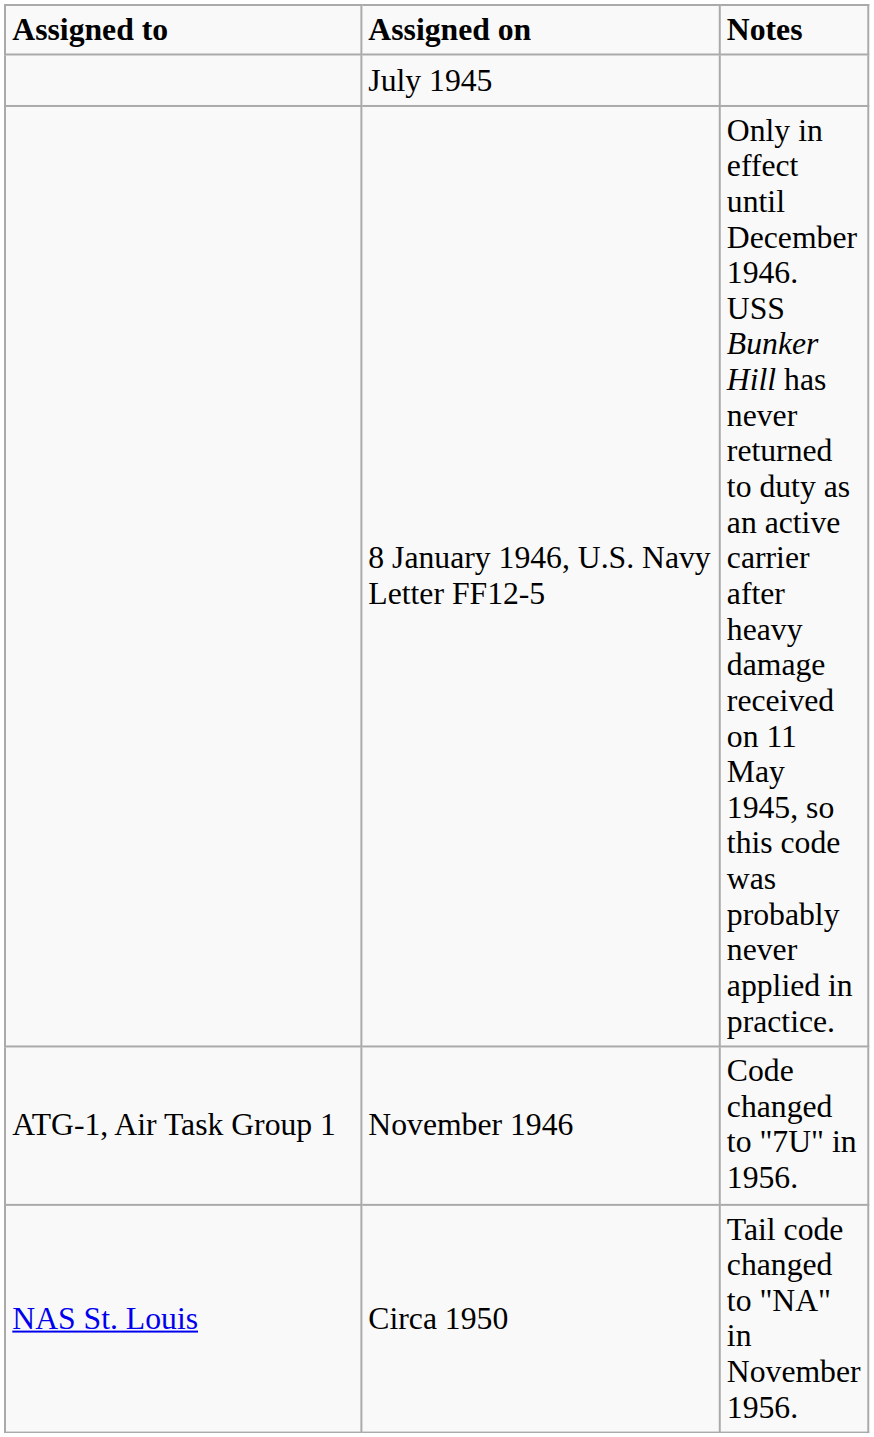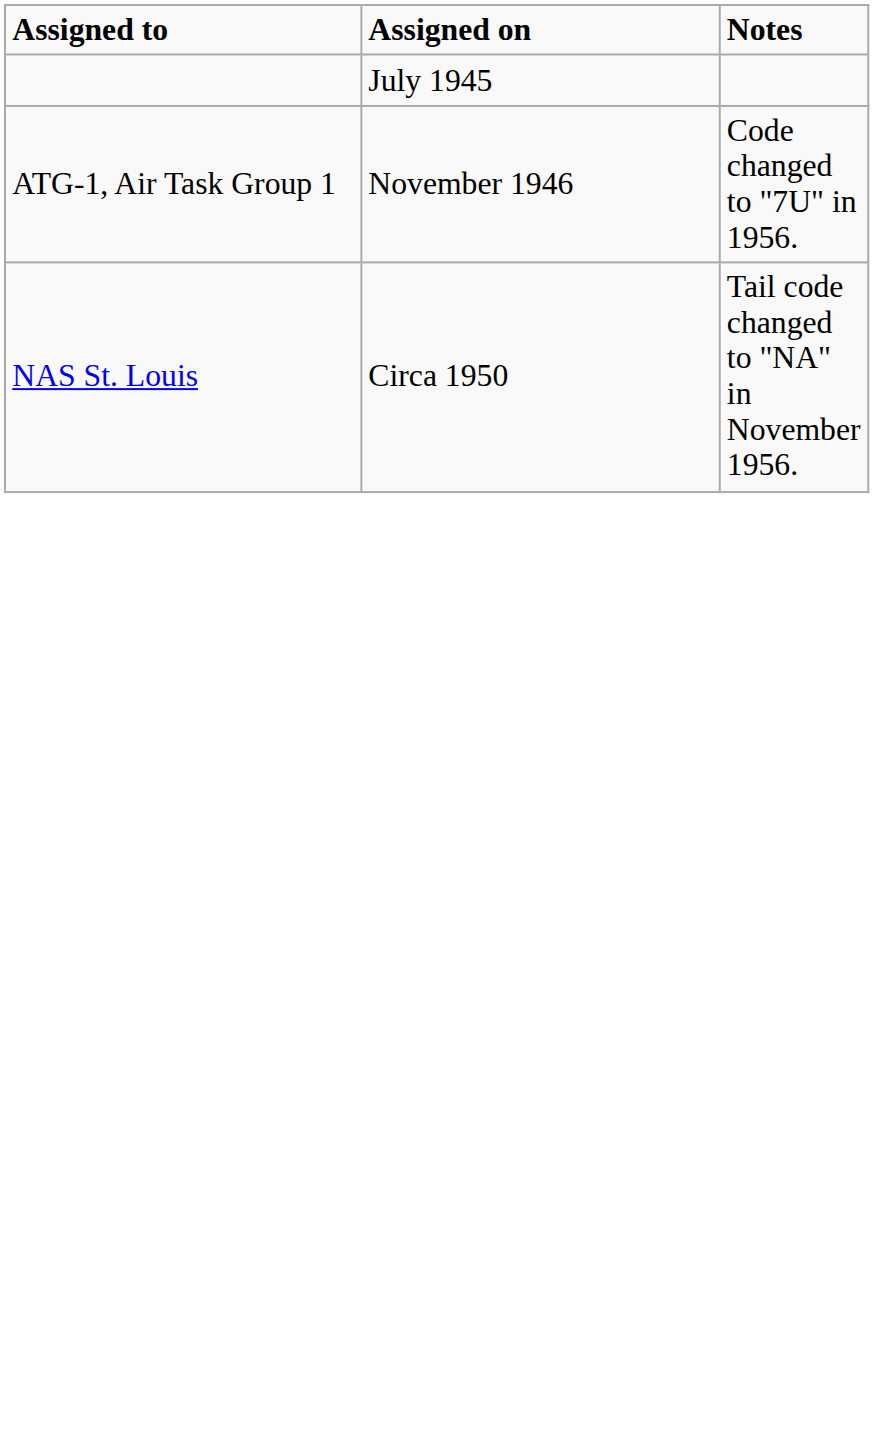- row: (539, 575)
